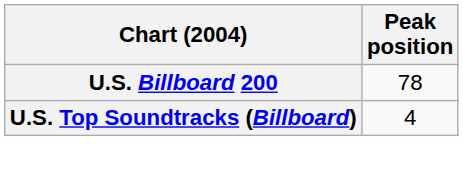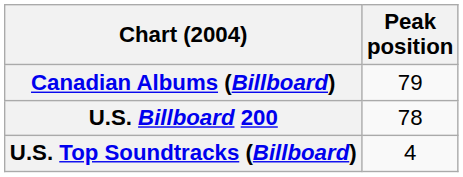+ row: (183, 82)
